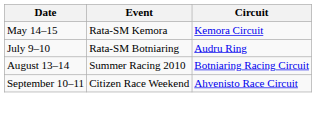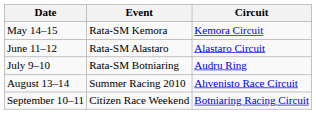+ row: (32, 48)
(252, 65) Botniaring Racing Circuit -> (246, 83) Ahvenisto Race Circuit
(246, 83) Ahvenisto Race Circuit -> (252, 100) Botniaring Racing Circuit
